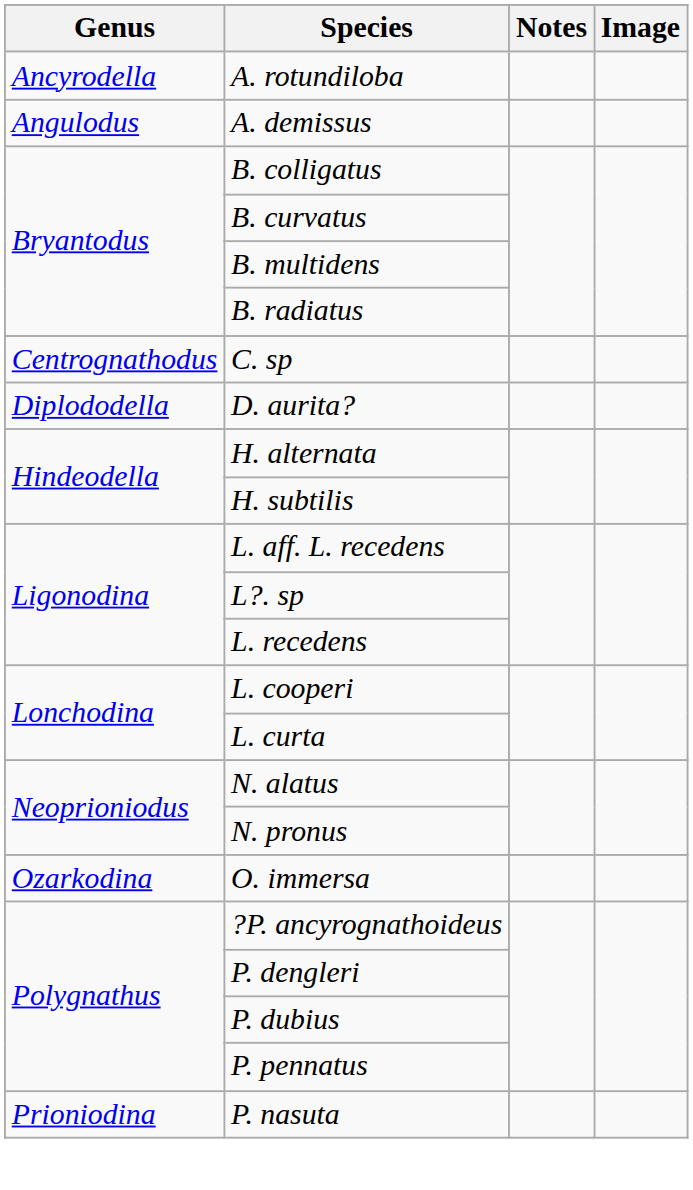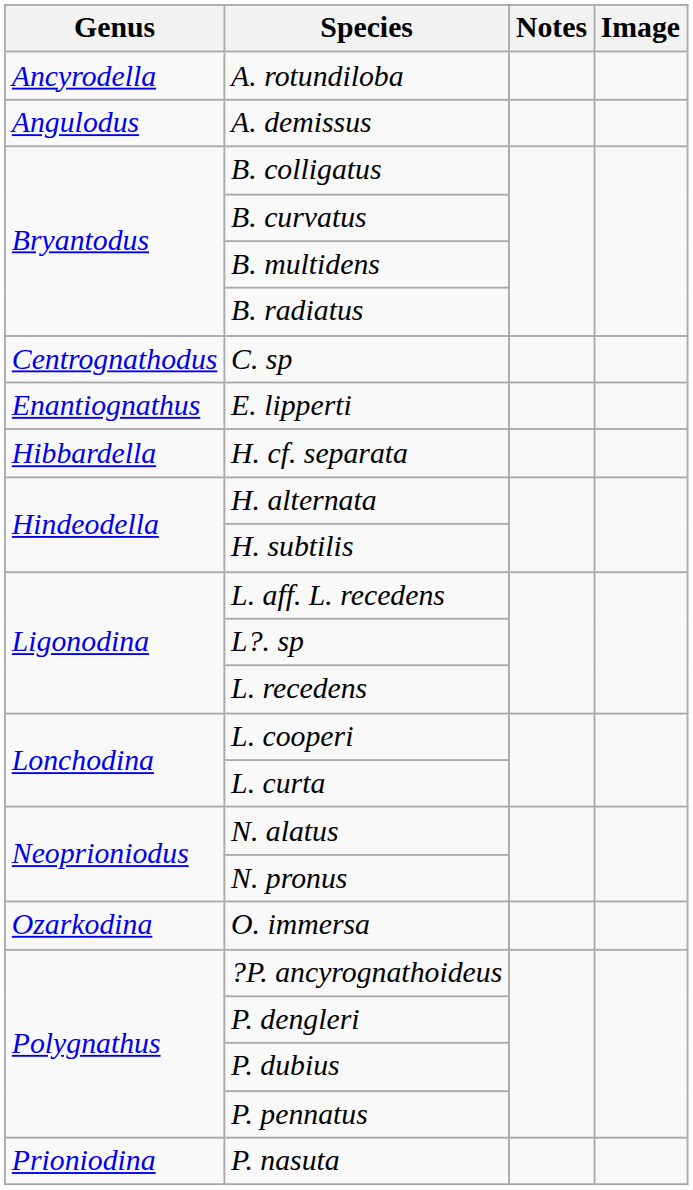- row: (293, 405)
+ row: (291, 405)
+ row: (320, 452)
